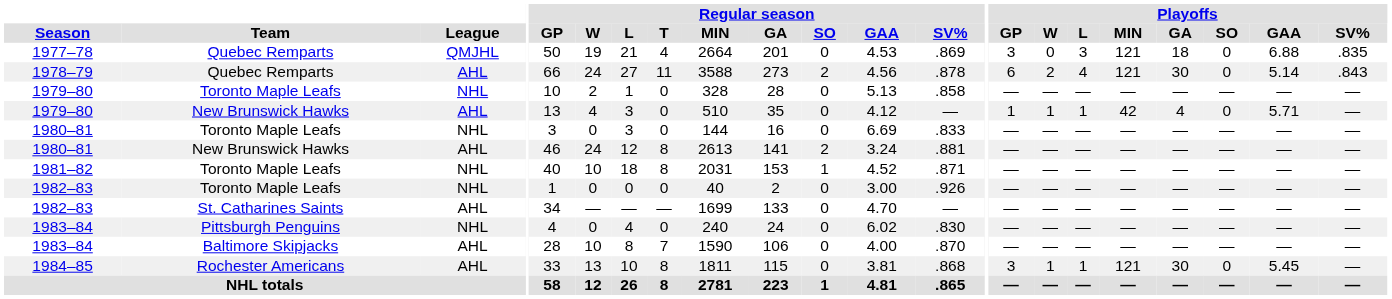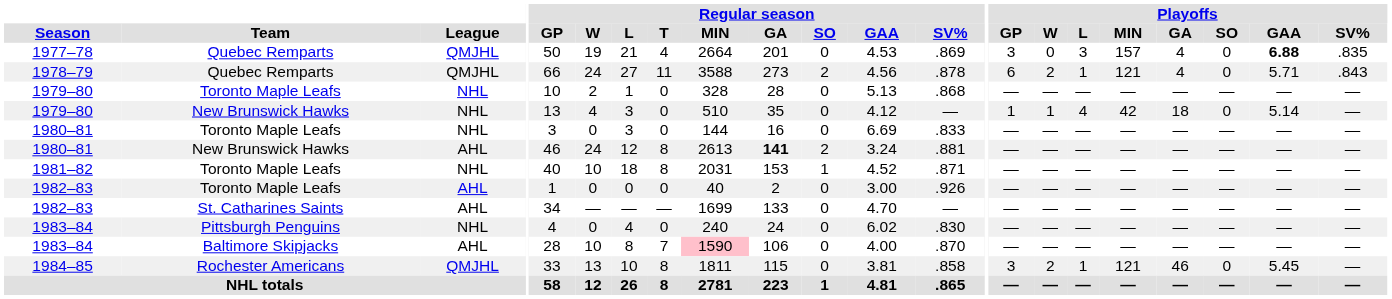(1128, 52) 121 -> (1128, 52) 157
(1180, 52) 18 -> (1180, 52) 4
(1284, 52) normal -> (1284, 52) bold
(473, 71) AHL -> (473, 71) QMJHL
(1083, 71) 4 -> (1083, 71) 1
(1180, 71) 30 -> (1180, 71) 4
(1284, 71) 5.14 -> (1284, 71) 5.71
(950, 91) .858 -> (950, 91) .868
(473, 110) AHL -> (473, 110) NHL
(1083, 110) 1 -> (1083, 110) 4
(1180, 110) 4 -> (1180, 110) 18
(1284, 110) 5.71 -> (1284, 110) 5.14
(776, 149) normal -> (776, 149) bold
(473, 188) NHL -> (473, 188) AHL
(715, 246) no background -> (715, 246) pink background
(473, 265) AHL -> (473, 265) QMJHL
(950, 265) .868 -> (950, 265) .858
(1050, 265) 1 -> (1050, 265) 2
(1180, 265) 30 -> (1180, 265) 46
